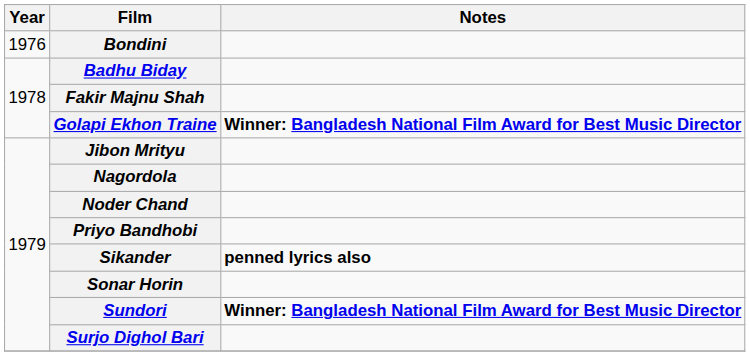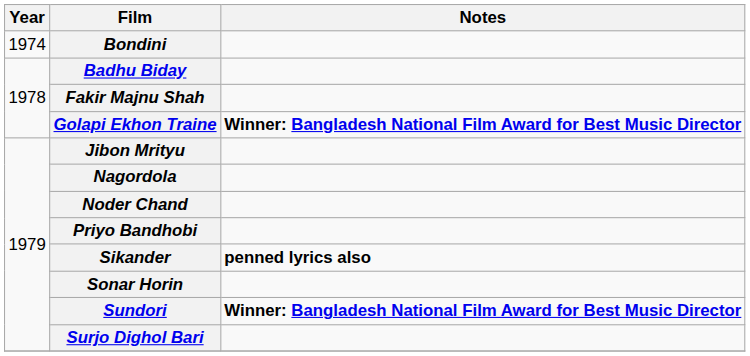(27, 44) 1976 -> (27, 44) 1974
